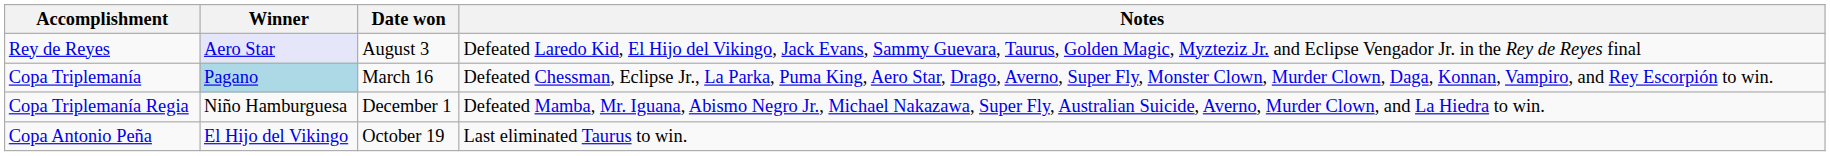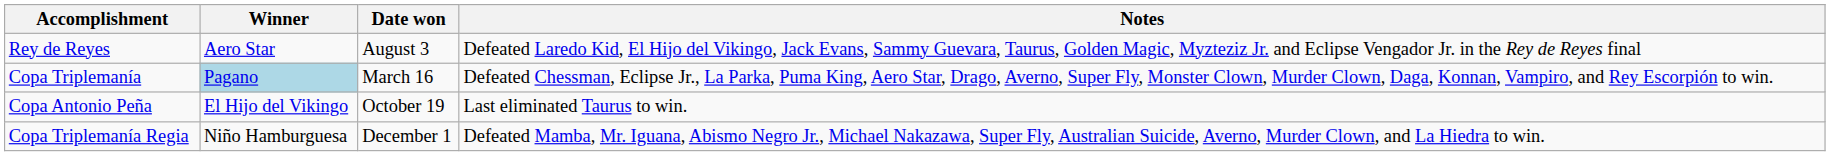(239, 48) lavender background -> (239, 48) no background
rows swapped: (80, 135) <-> (99, 106)
